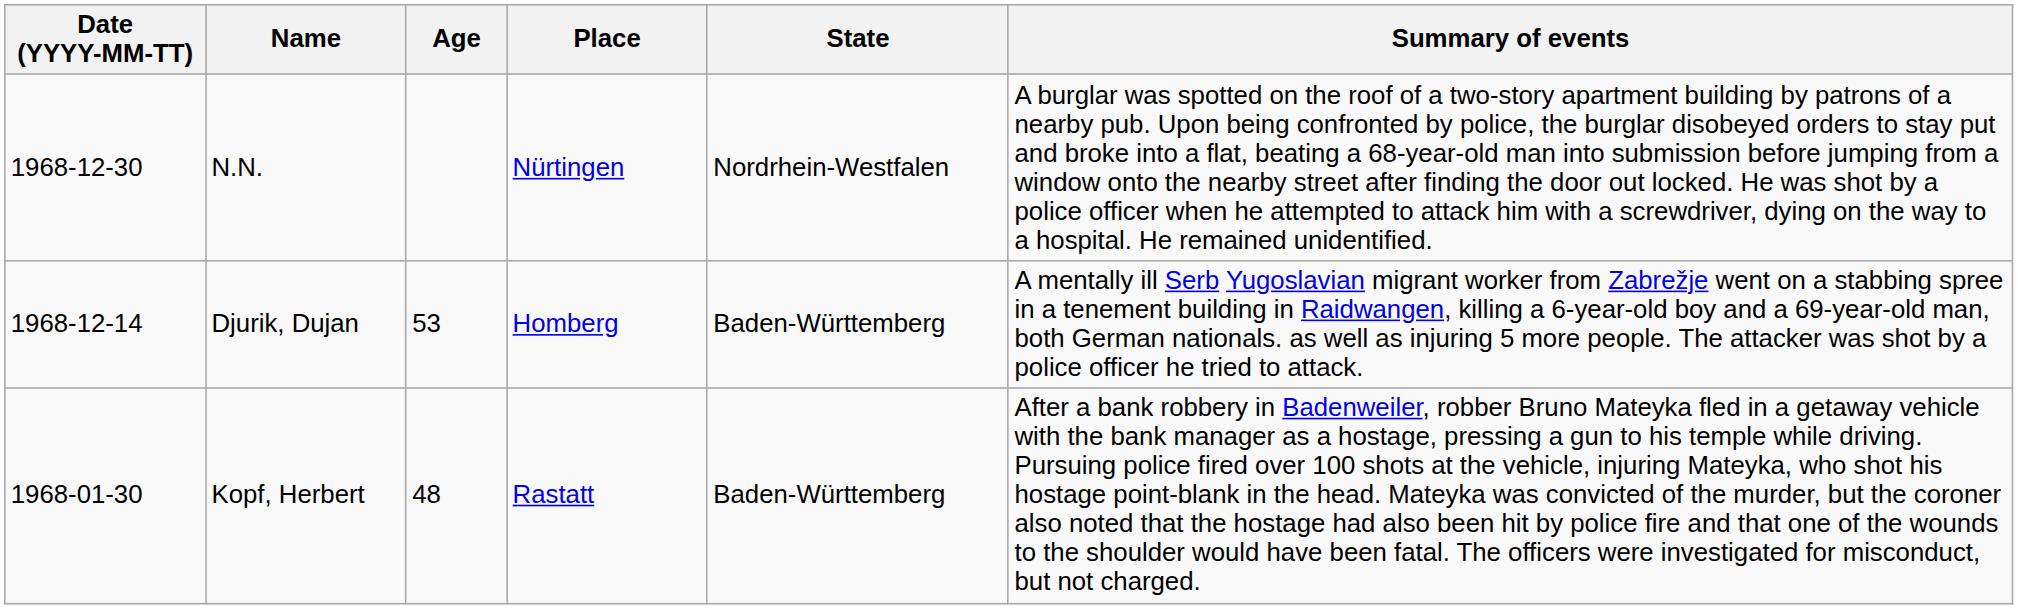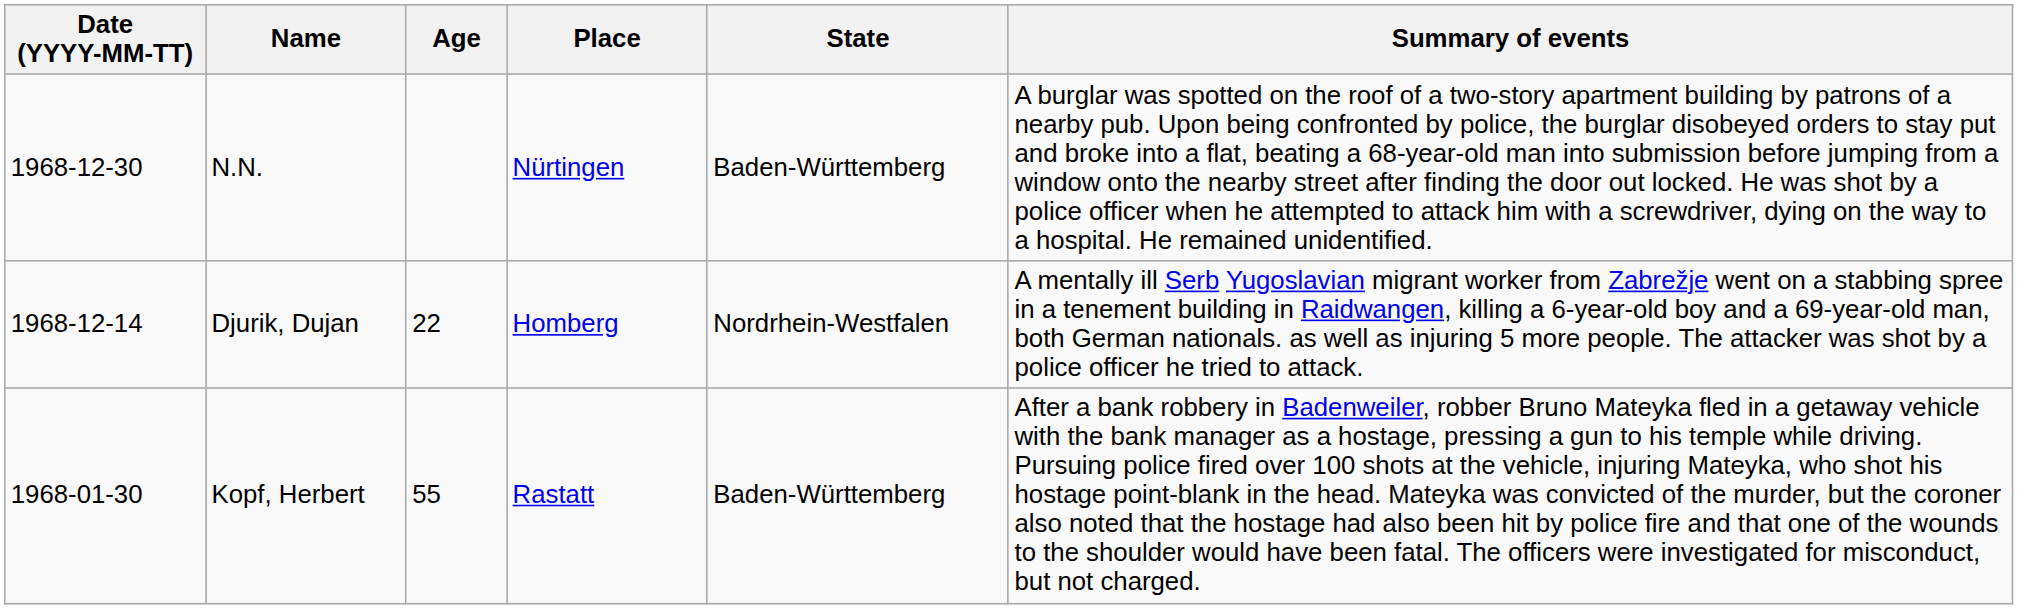(831, 167) Nordrhein-Westfalen -> (829, 167) Baden-Württemberg
(427, 323) 53 -> (427, 323) 22
(829, 323) Baden-Württemberg -> (831, 323) Nordrhein-Westfalen
(427, 495) 48 -> (427, 495) 55
